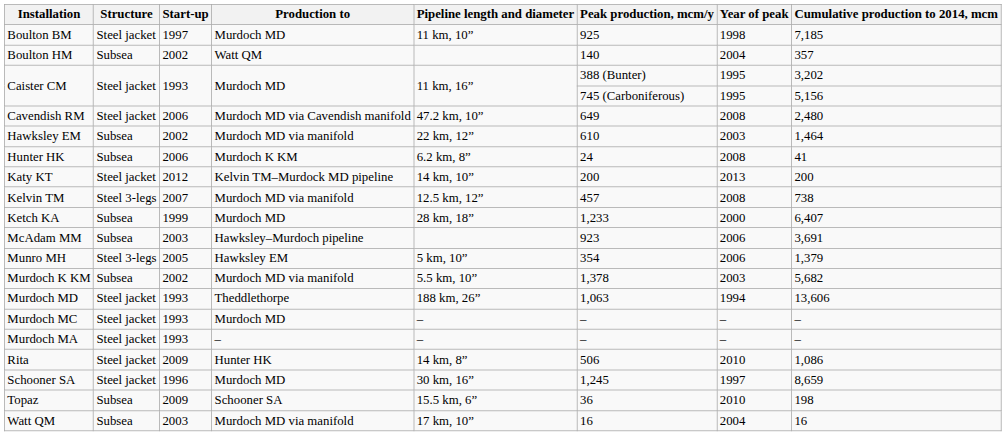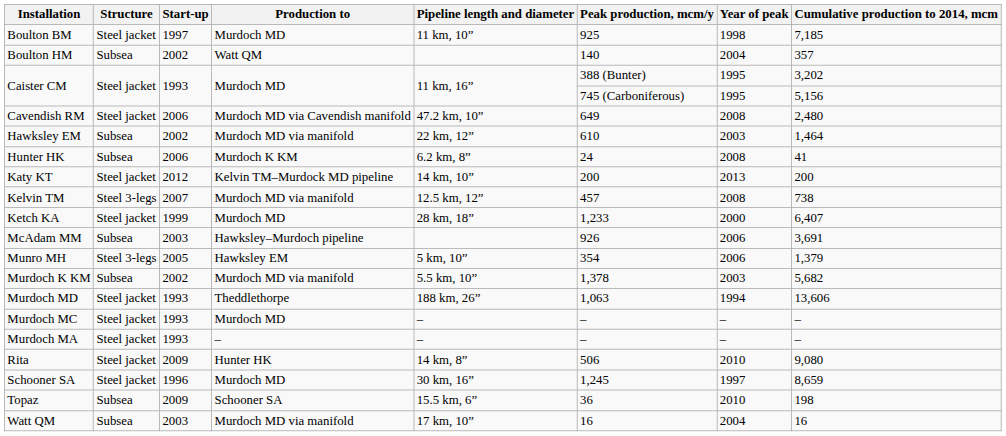(115, 217) Subsea -> (126, 217) Steel jacket
(590, 237) 923 -> (590, 237) 926
(809, 359) 1,086 -> (809, 359) 9,080
